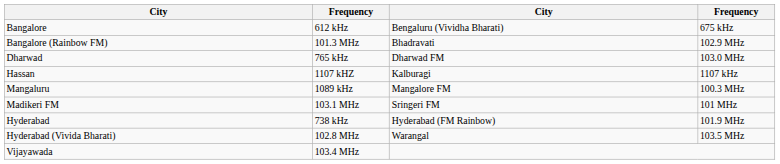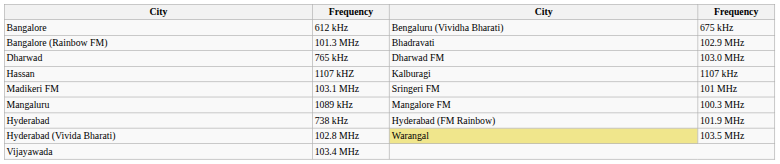rows swapped: (28, 89) <-> (33, 105)
(410, 136) no background -> (410, 136) khaki background
